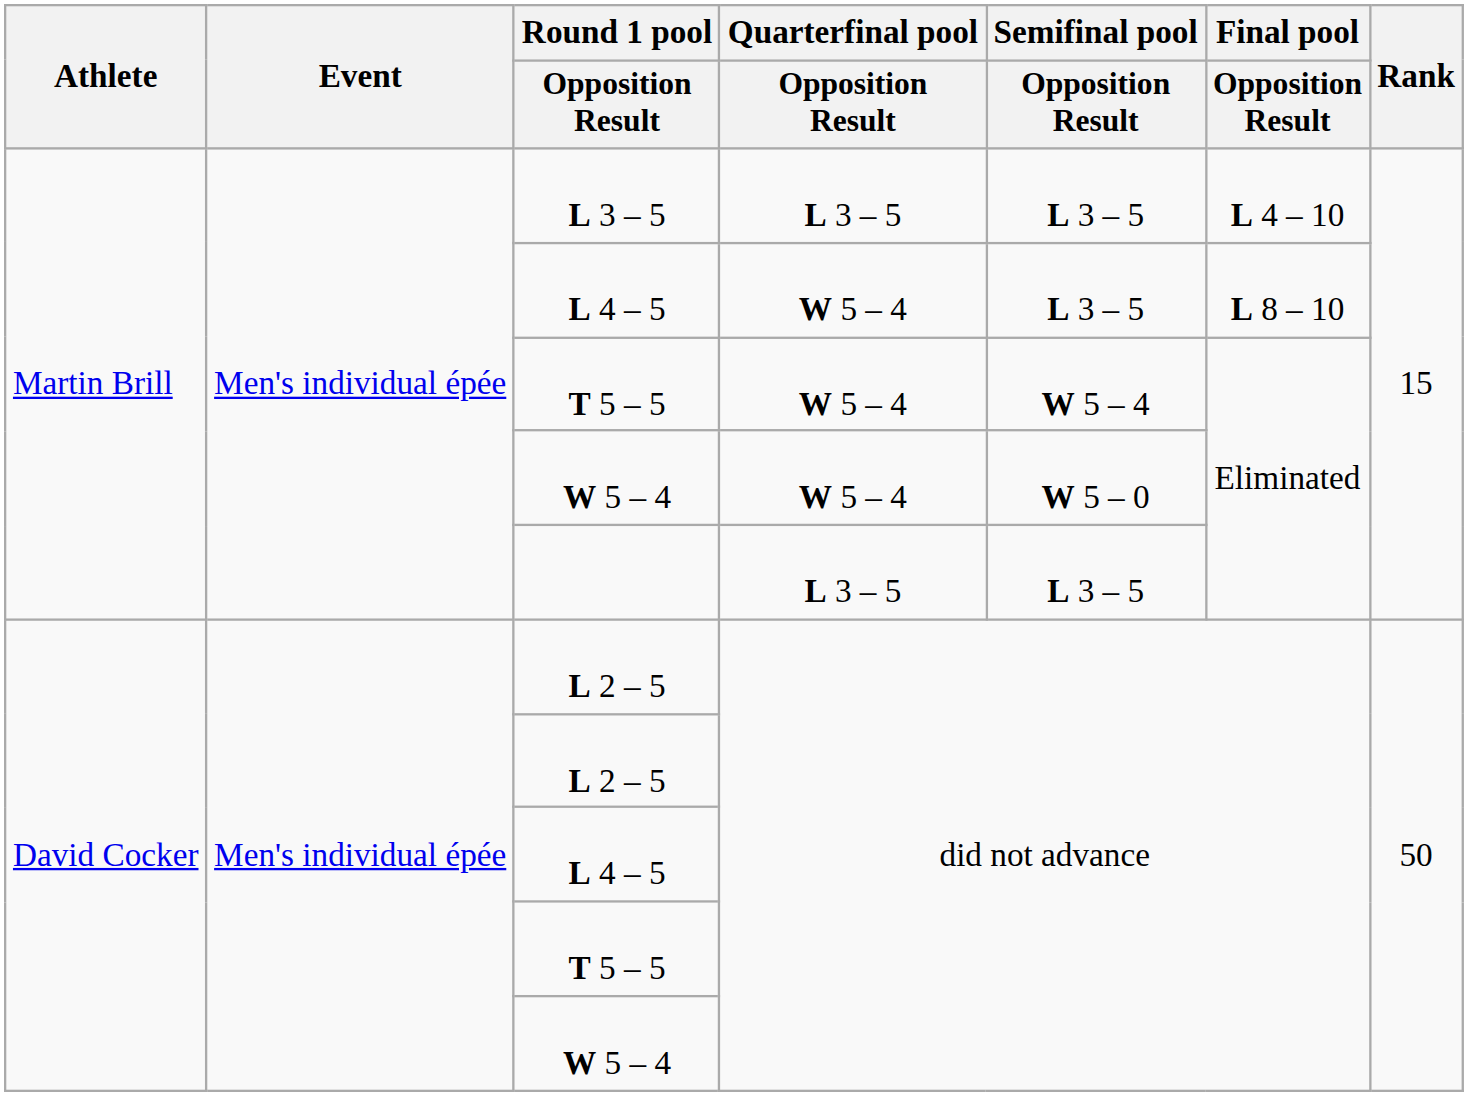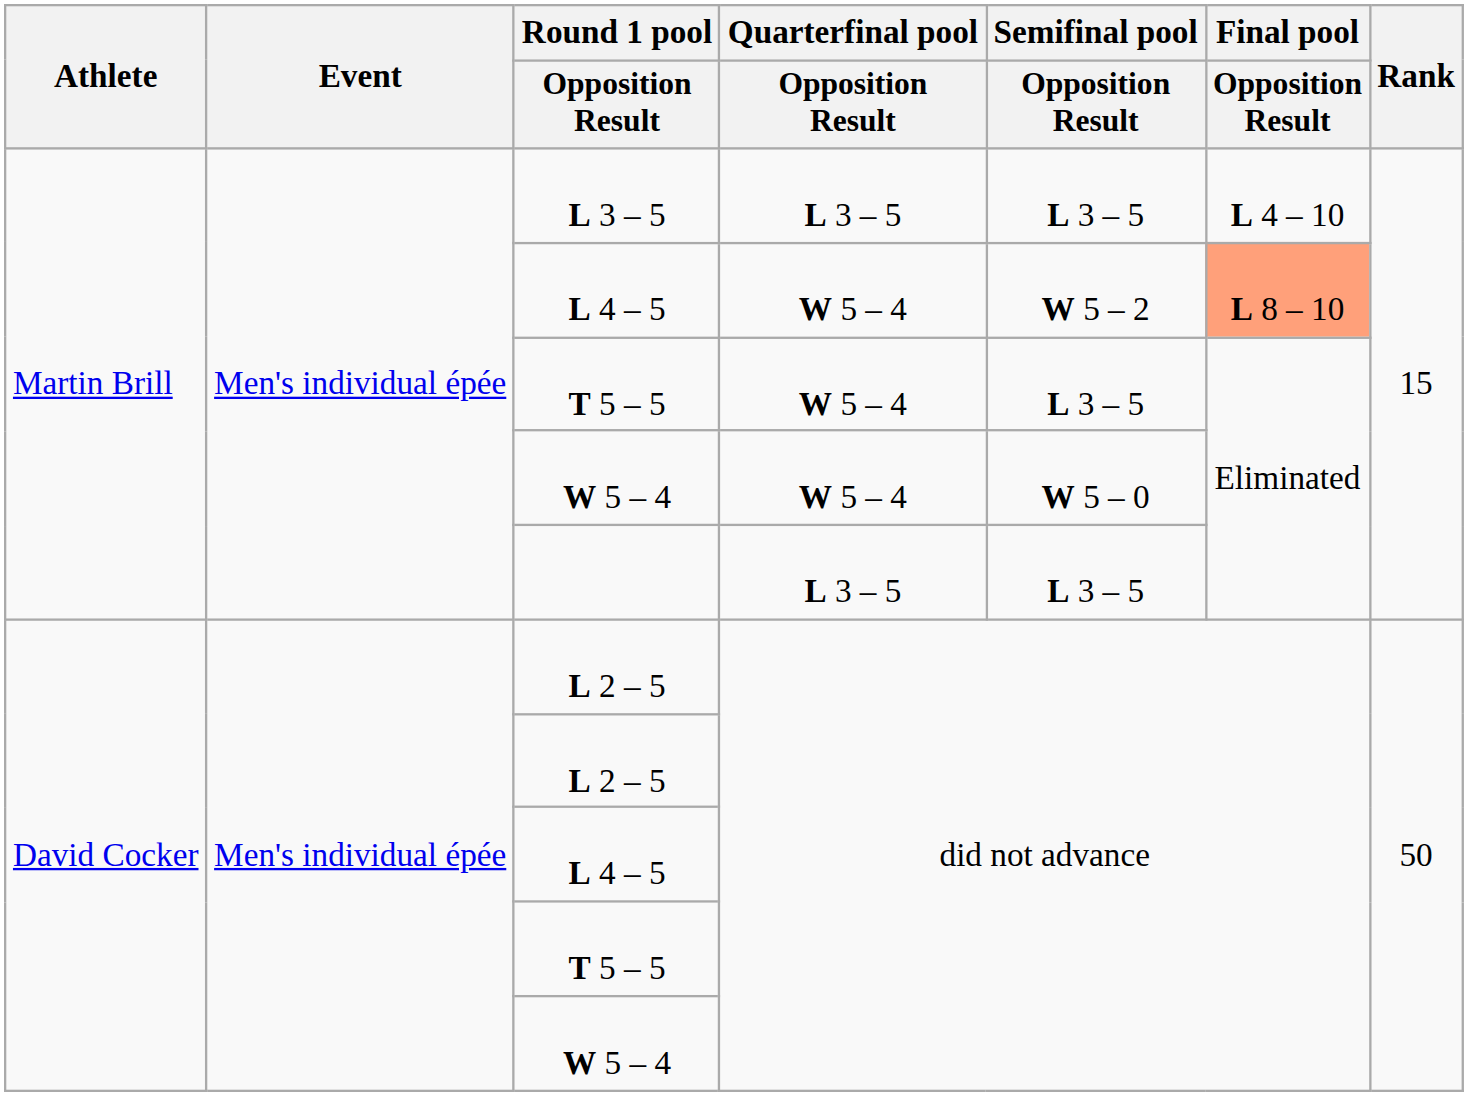(1096, 309) L 3 – 5 -> (1096, 309) W 5 – 2
(1287, 309) no background -> (1287, 309) lightsalmon background
(1096, 403) W 5 – 4 -> (1096, 403) L 3 – 5
